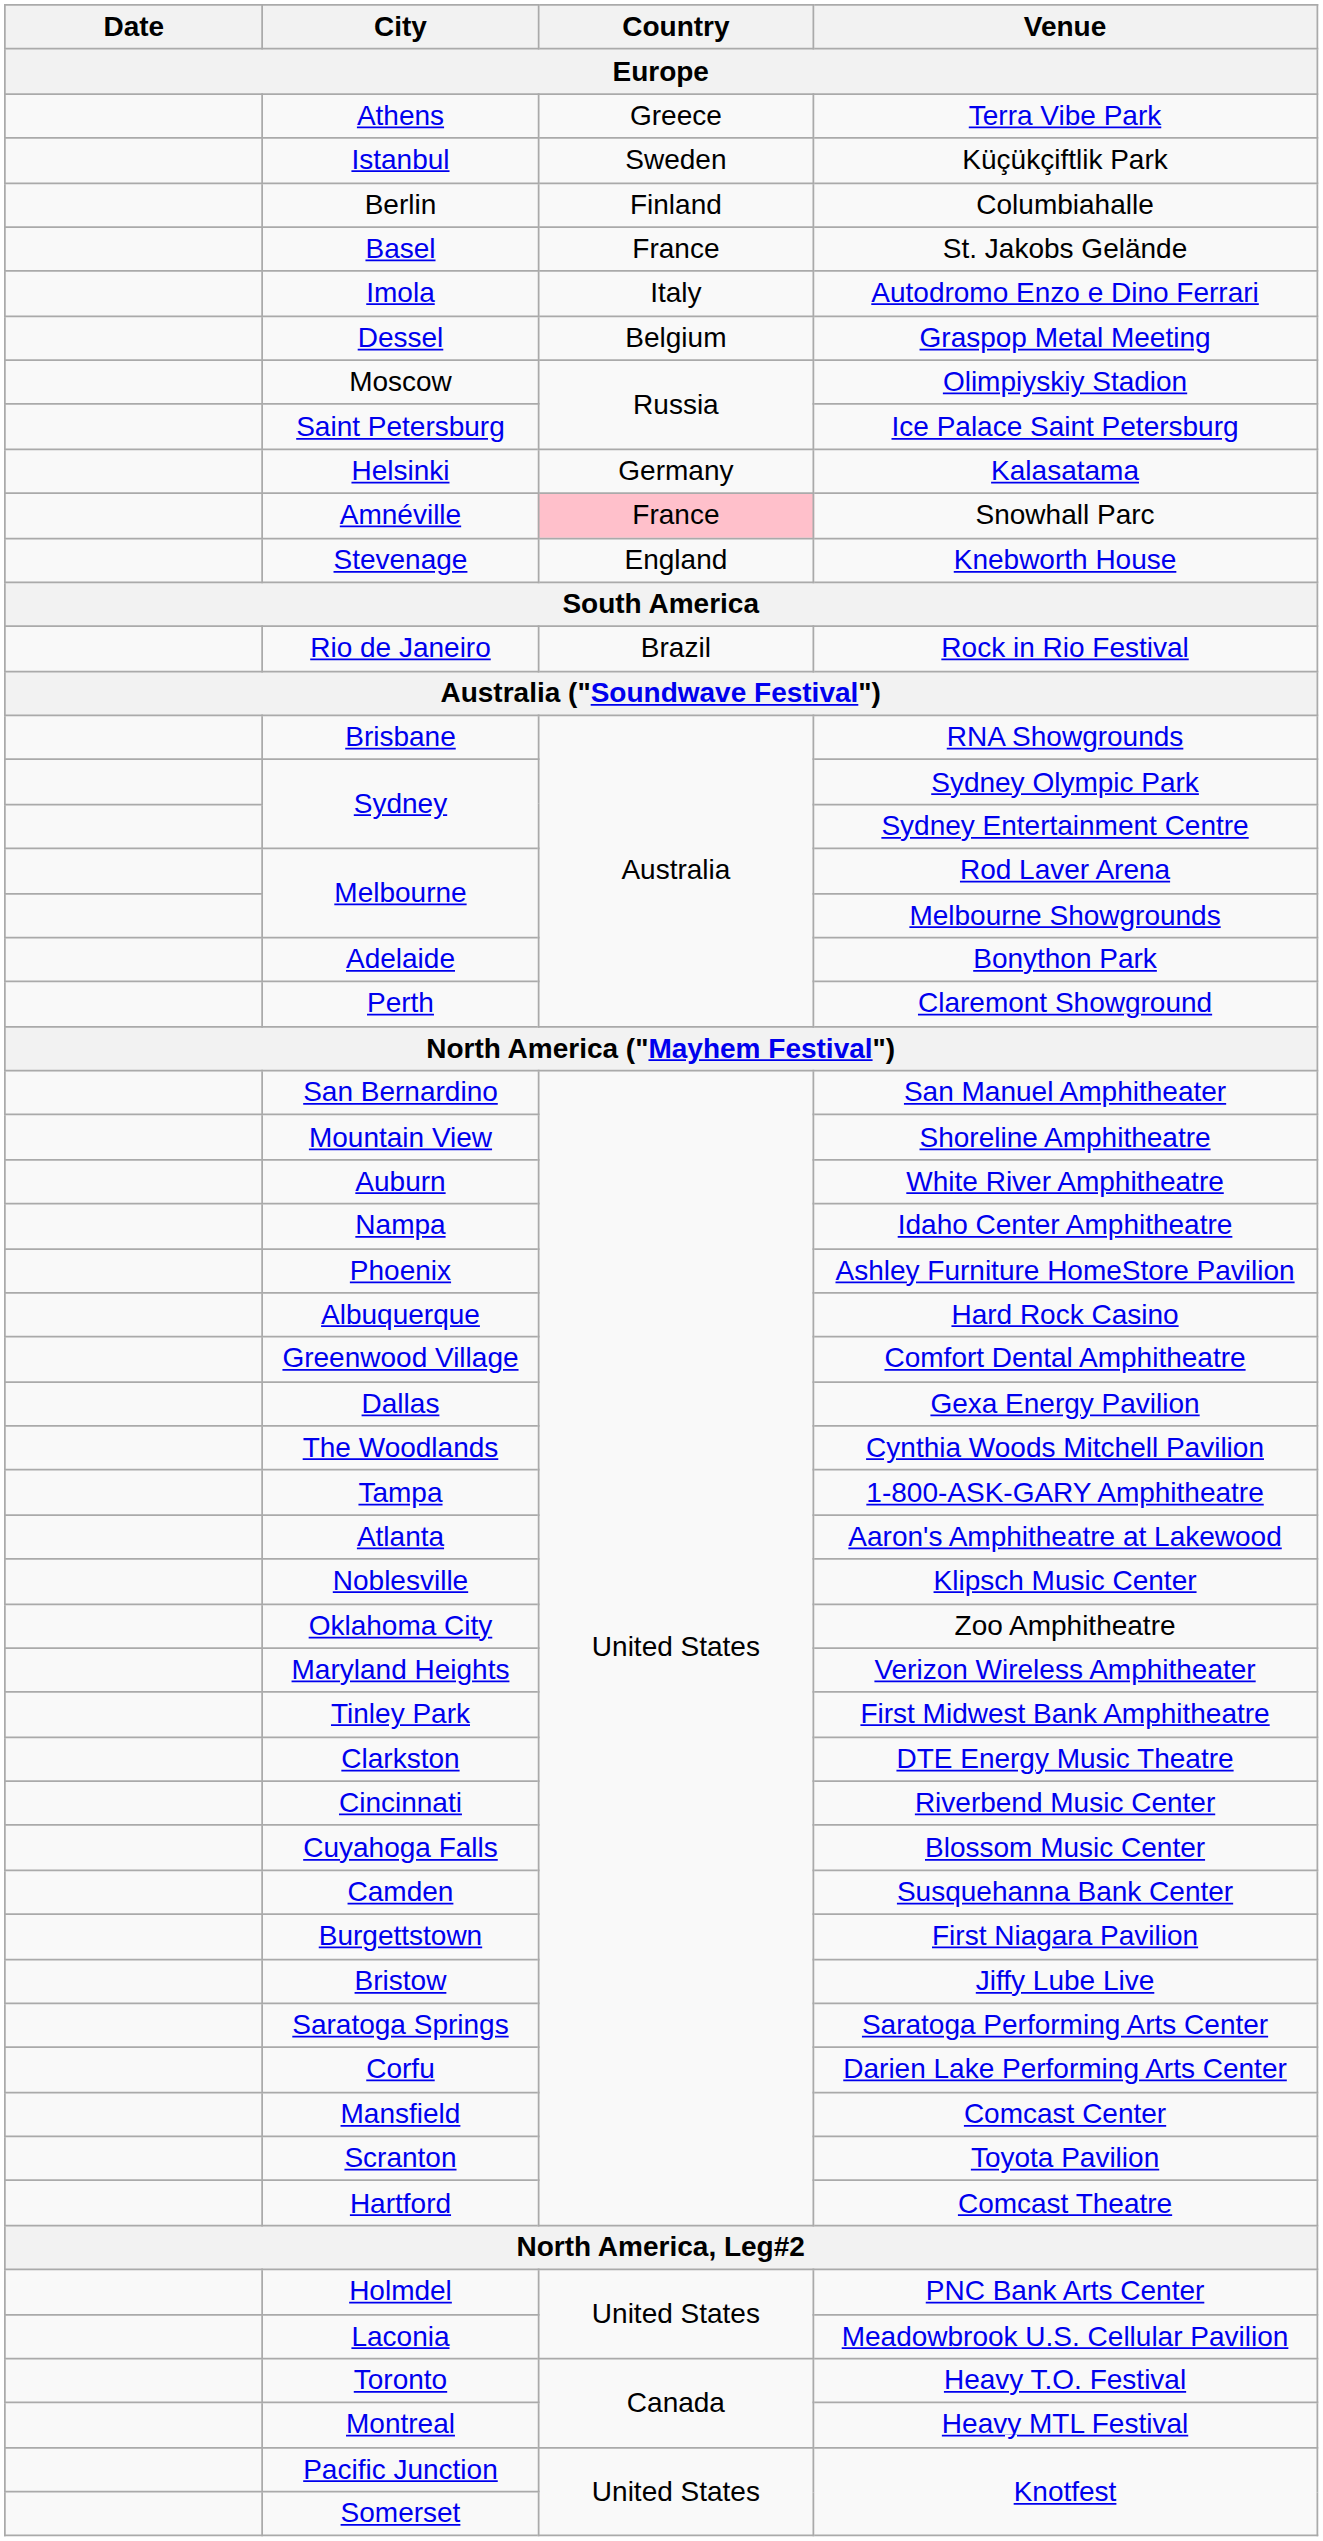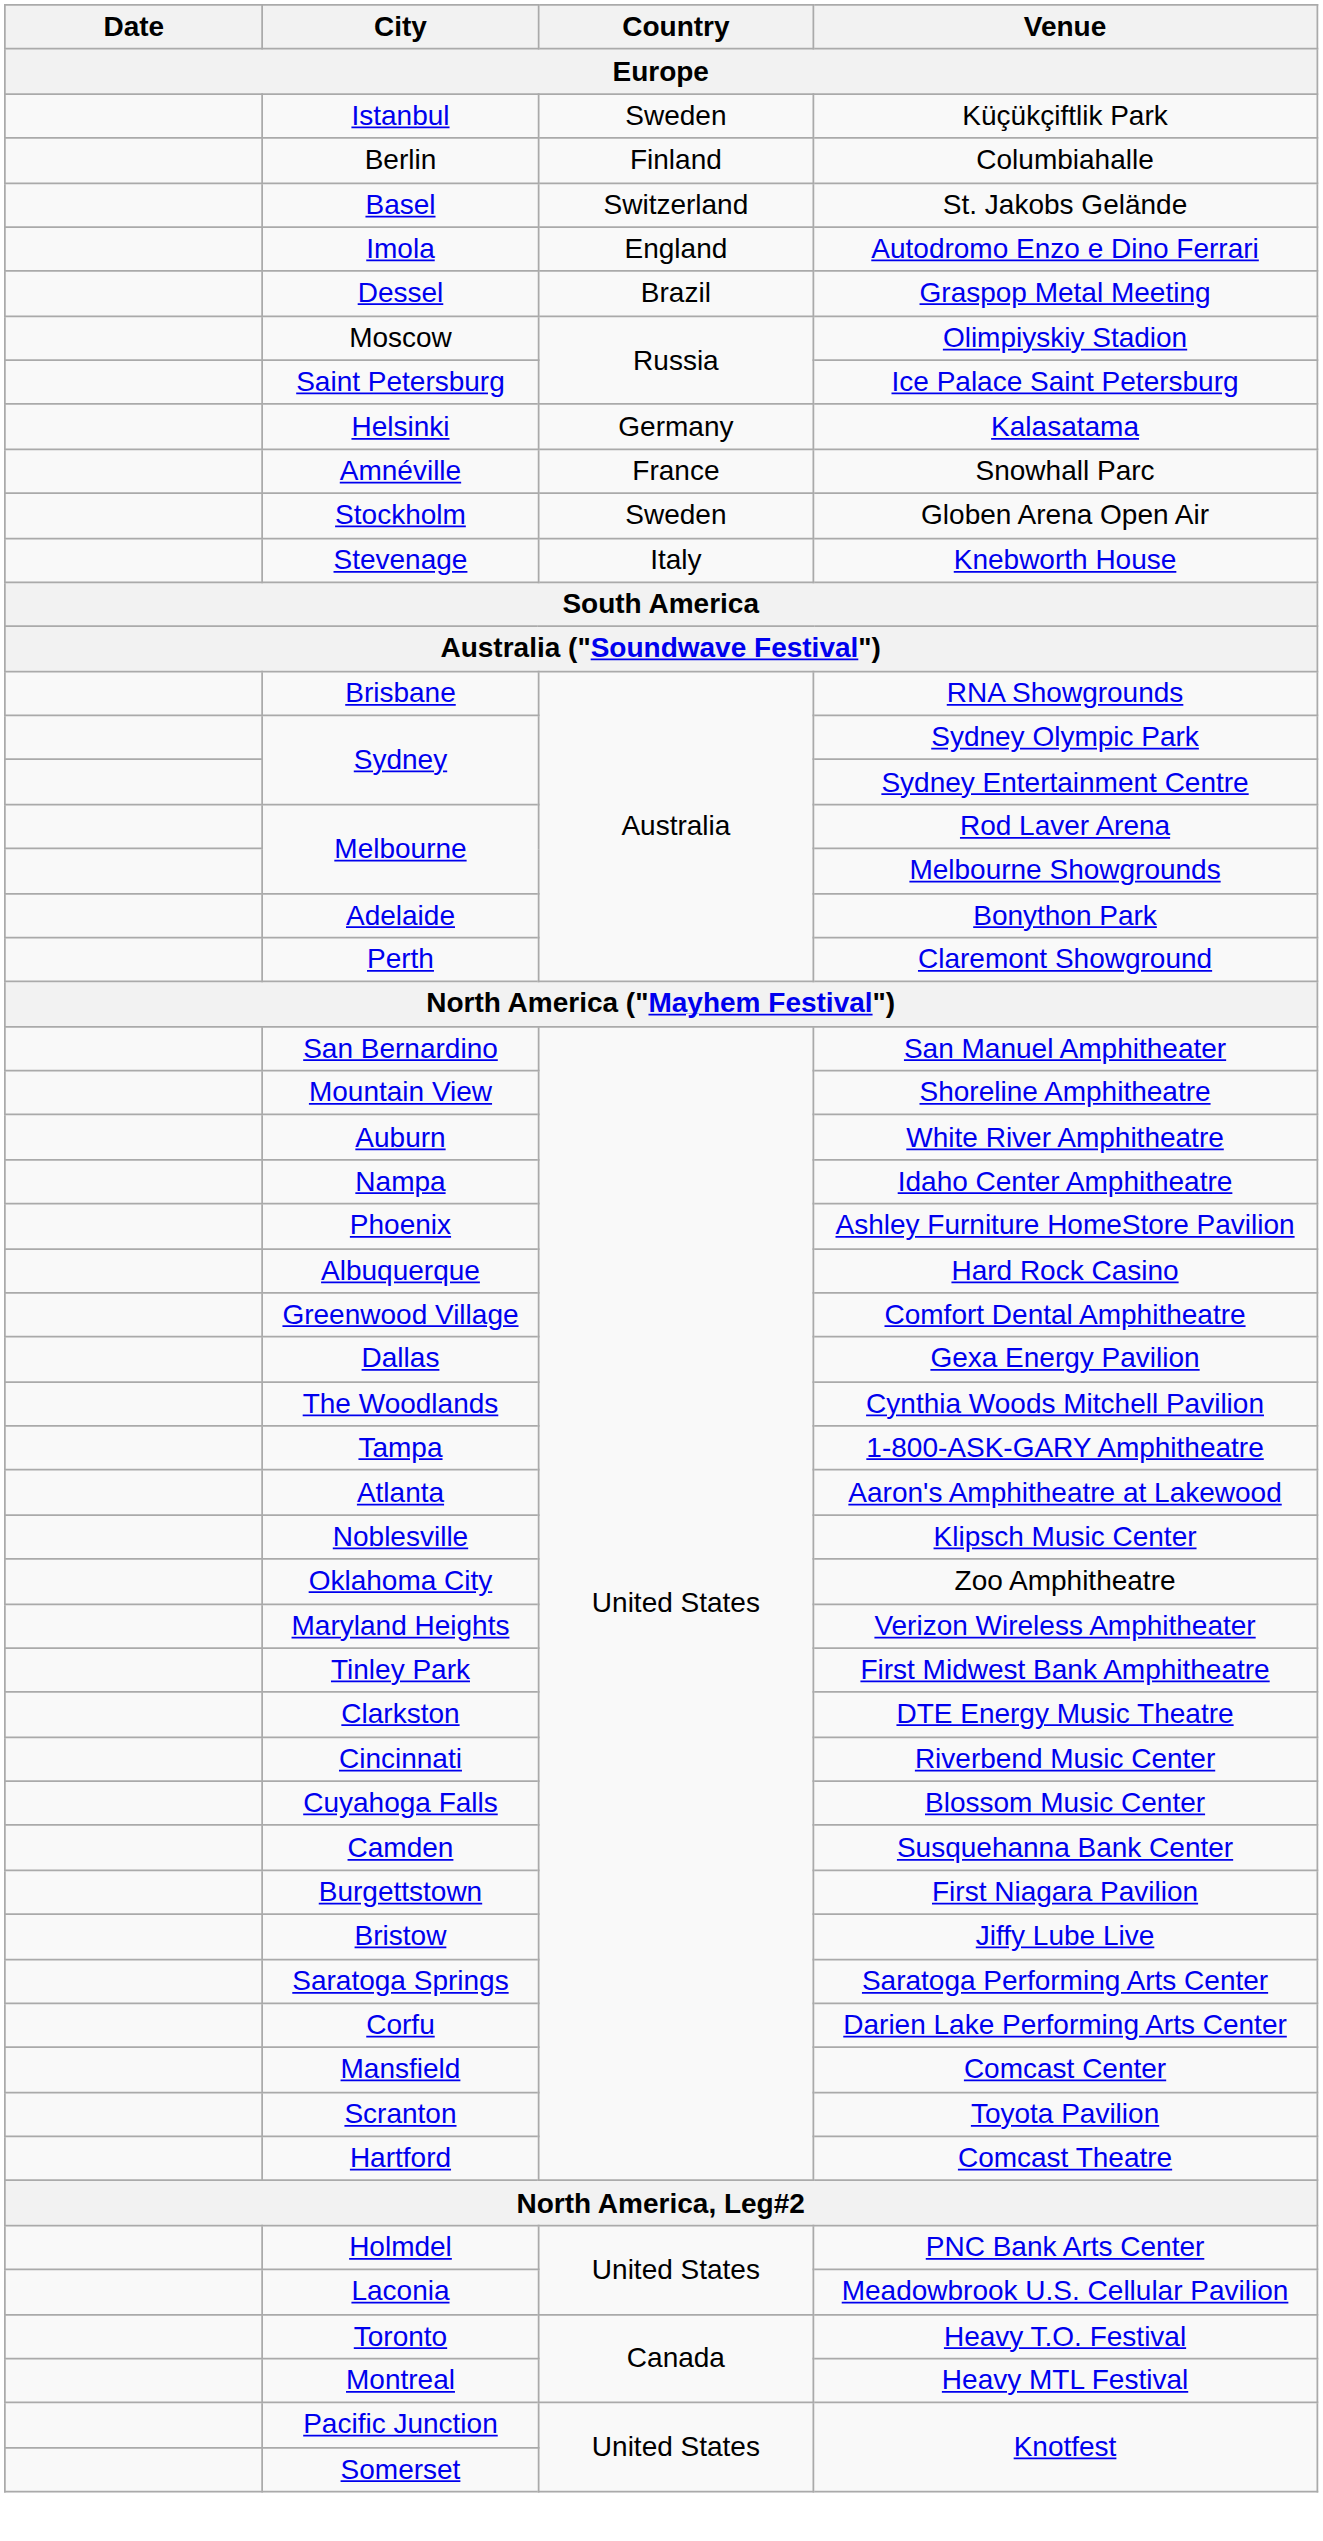- row: (400, 115)
(676, 248) France -> (676, 204) Switzerland
(676, 293) Italy -> (676, 248) England
(676, 337) Belgium -> (676, 293) Brazil
(676, 515) pink background -> (676, 470) no background
+ row: (400, 515)
(676, 559) England -> (676, 559) Italy
- row: (400, 648)
